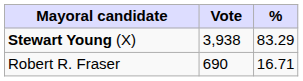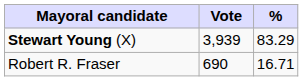(222, 40) 3,938 -> (222, 40) 3,939
